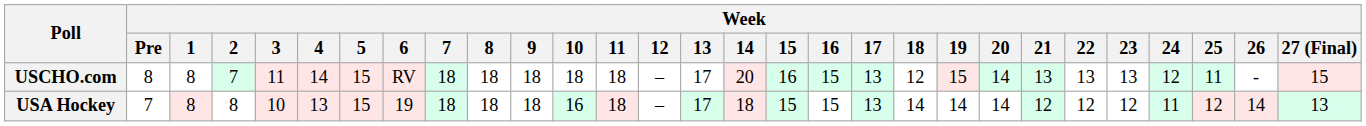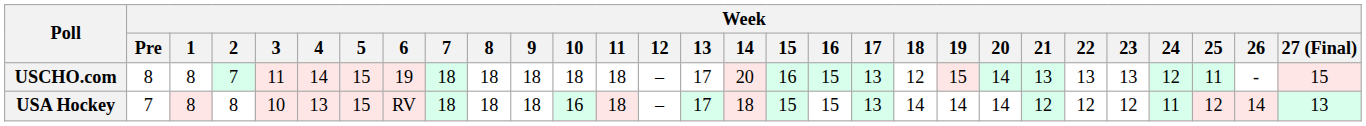(404, 76) RV -> (404, 76) 19
(404, 105) 19 -> (404, 105) RV
